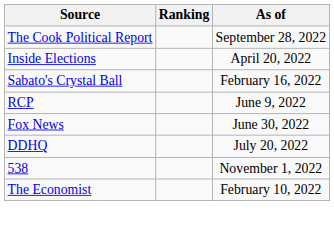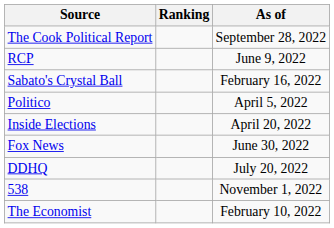rows swapped: (52, 59) <-> (21, 102)
+ row: (29, 102)
